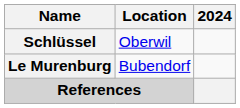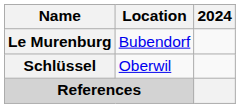rows swapped: (60, 66) <-> (60, 41)
